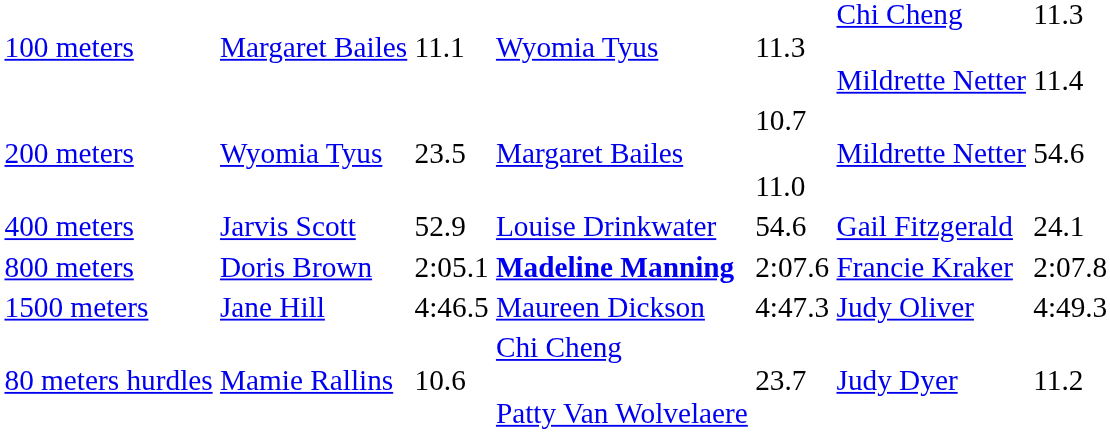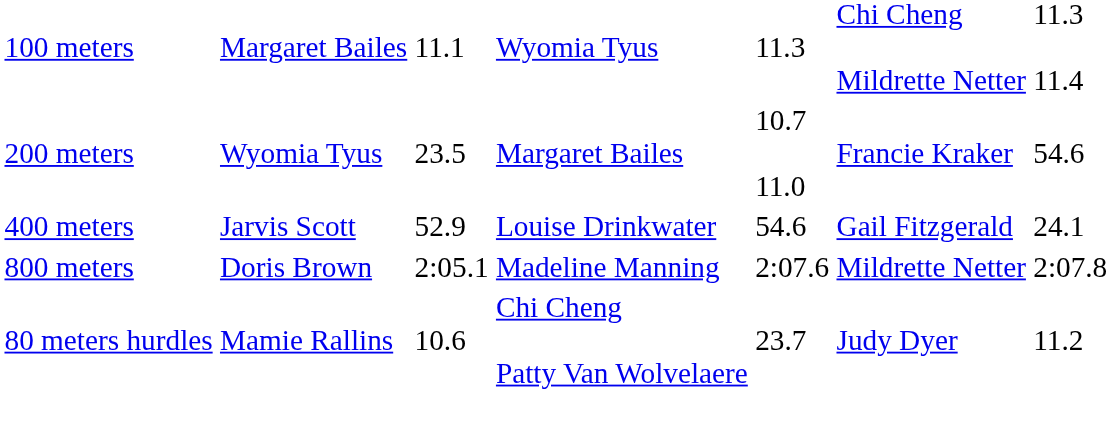(931, 153) Mildrette Netter -> (925, 153) Francie Kraker
(615, 267) bold -> (608, 267) normal
(925, 267) Francie Kraker -> (931, 267) Mildrette Netter
- row: (76, 307)
